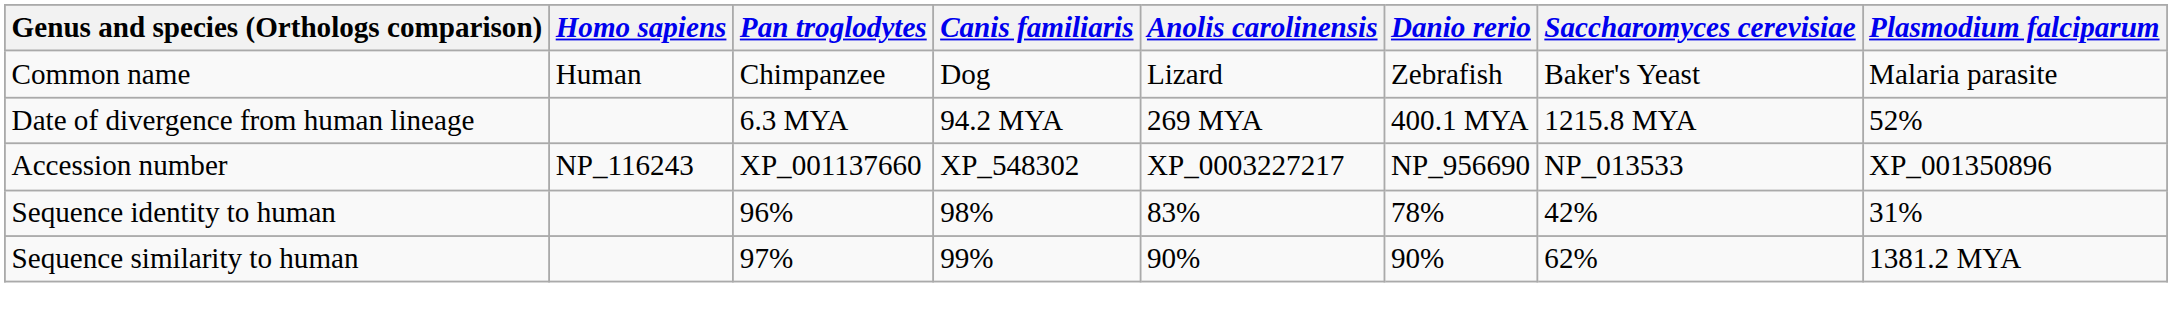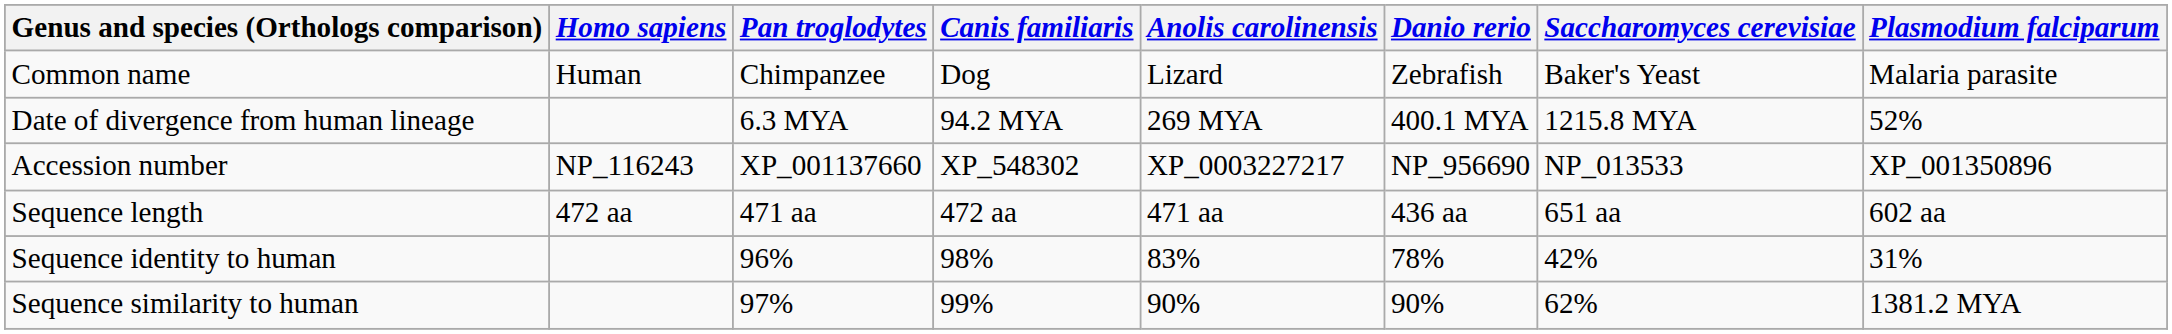+ row: (107, 212)
